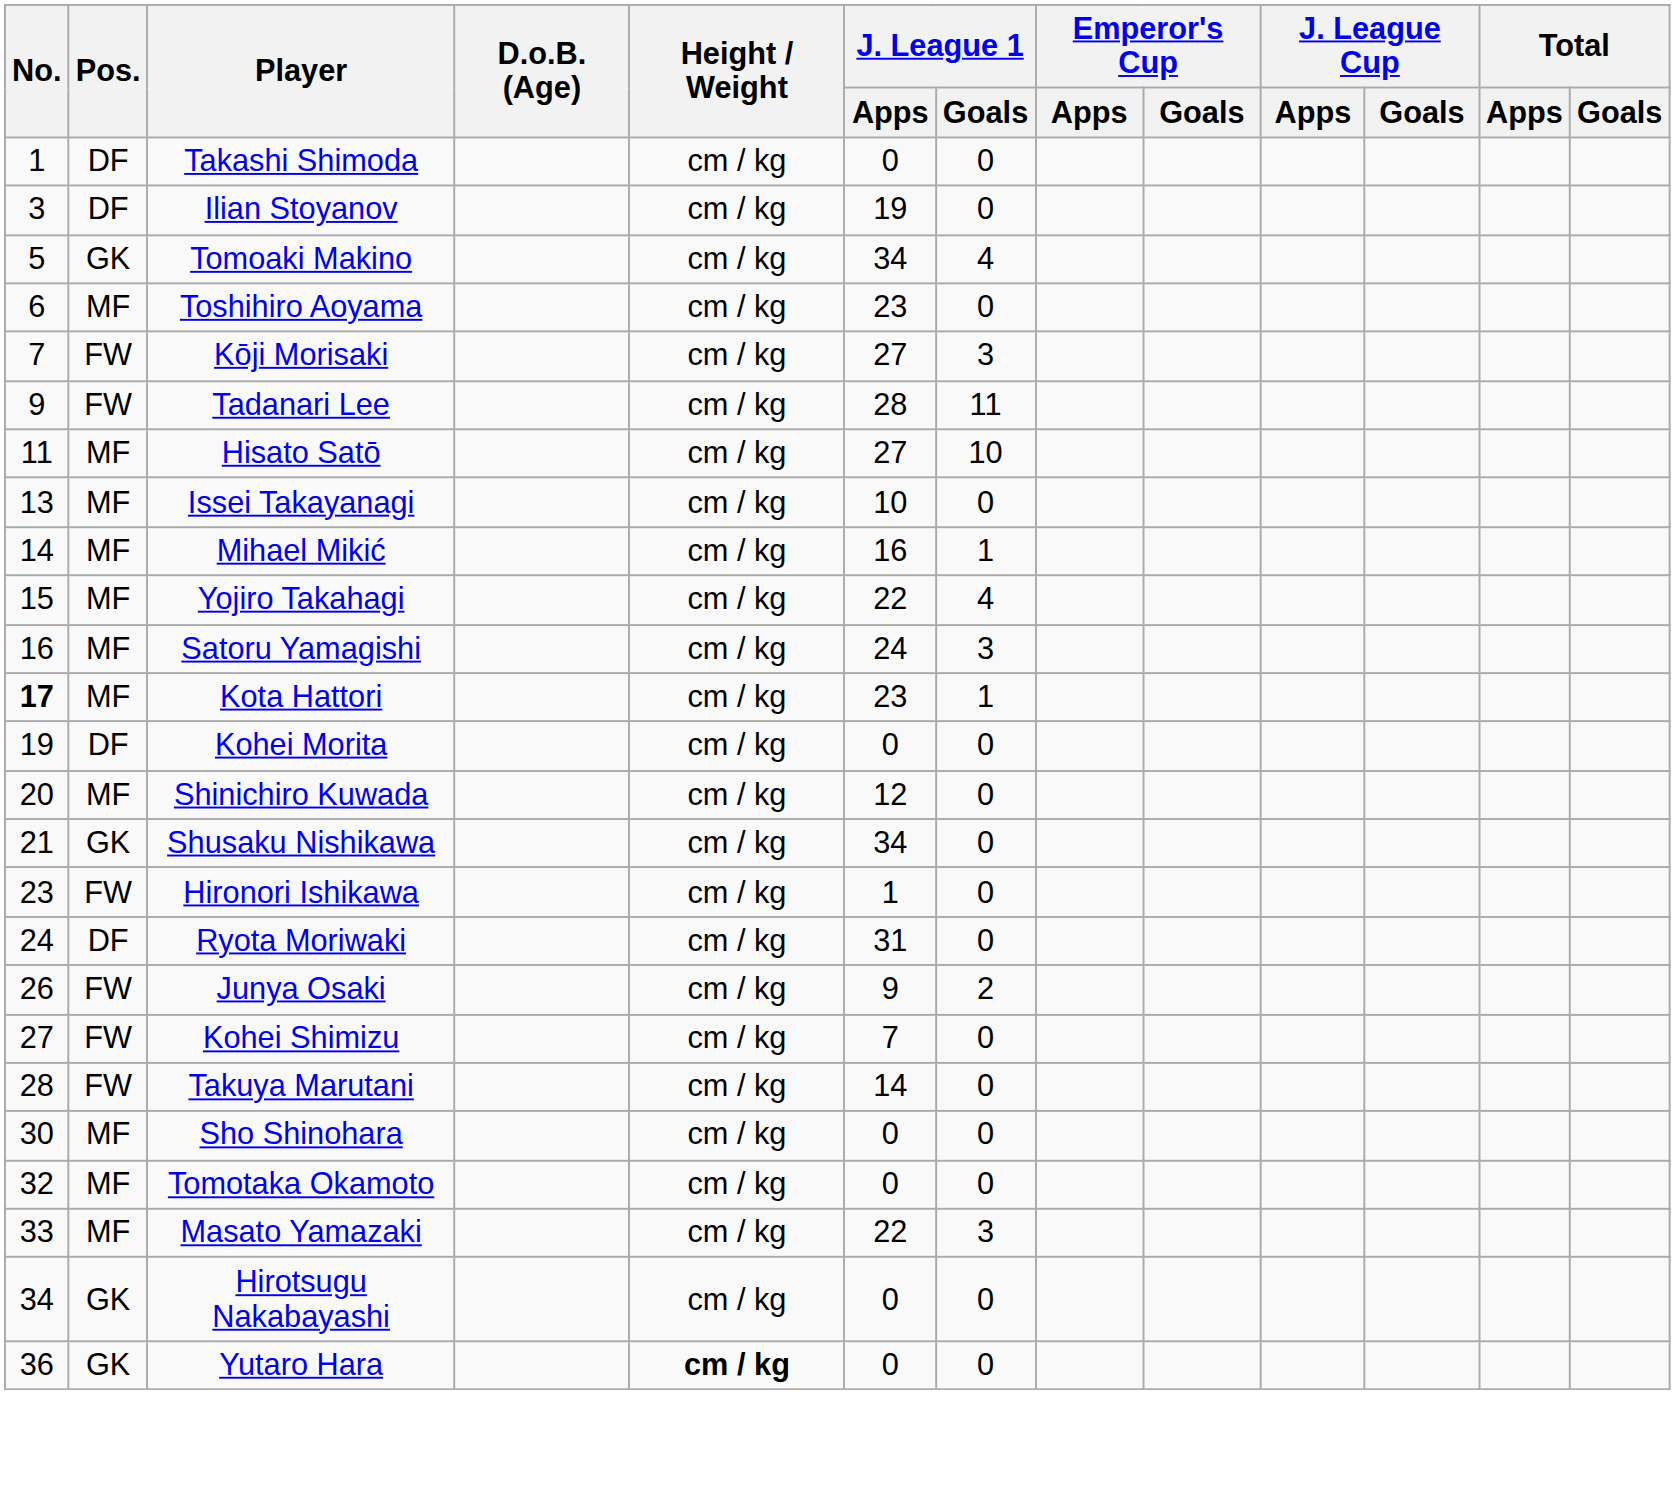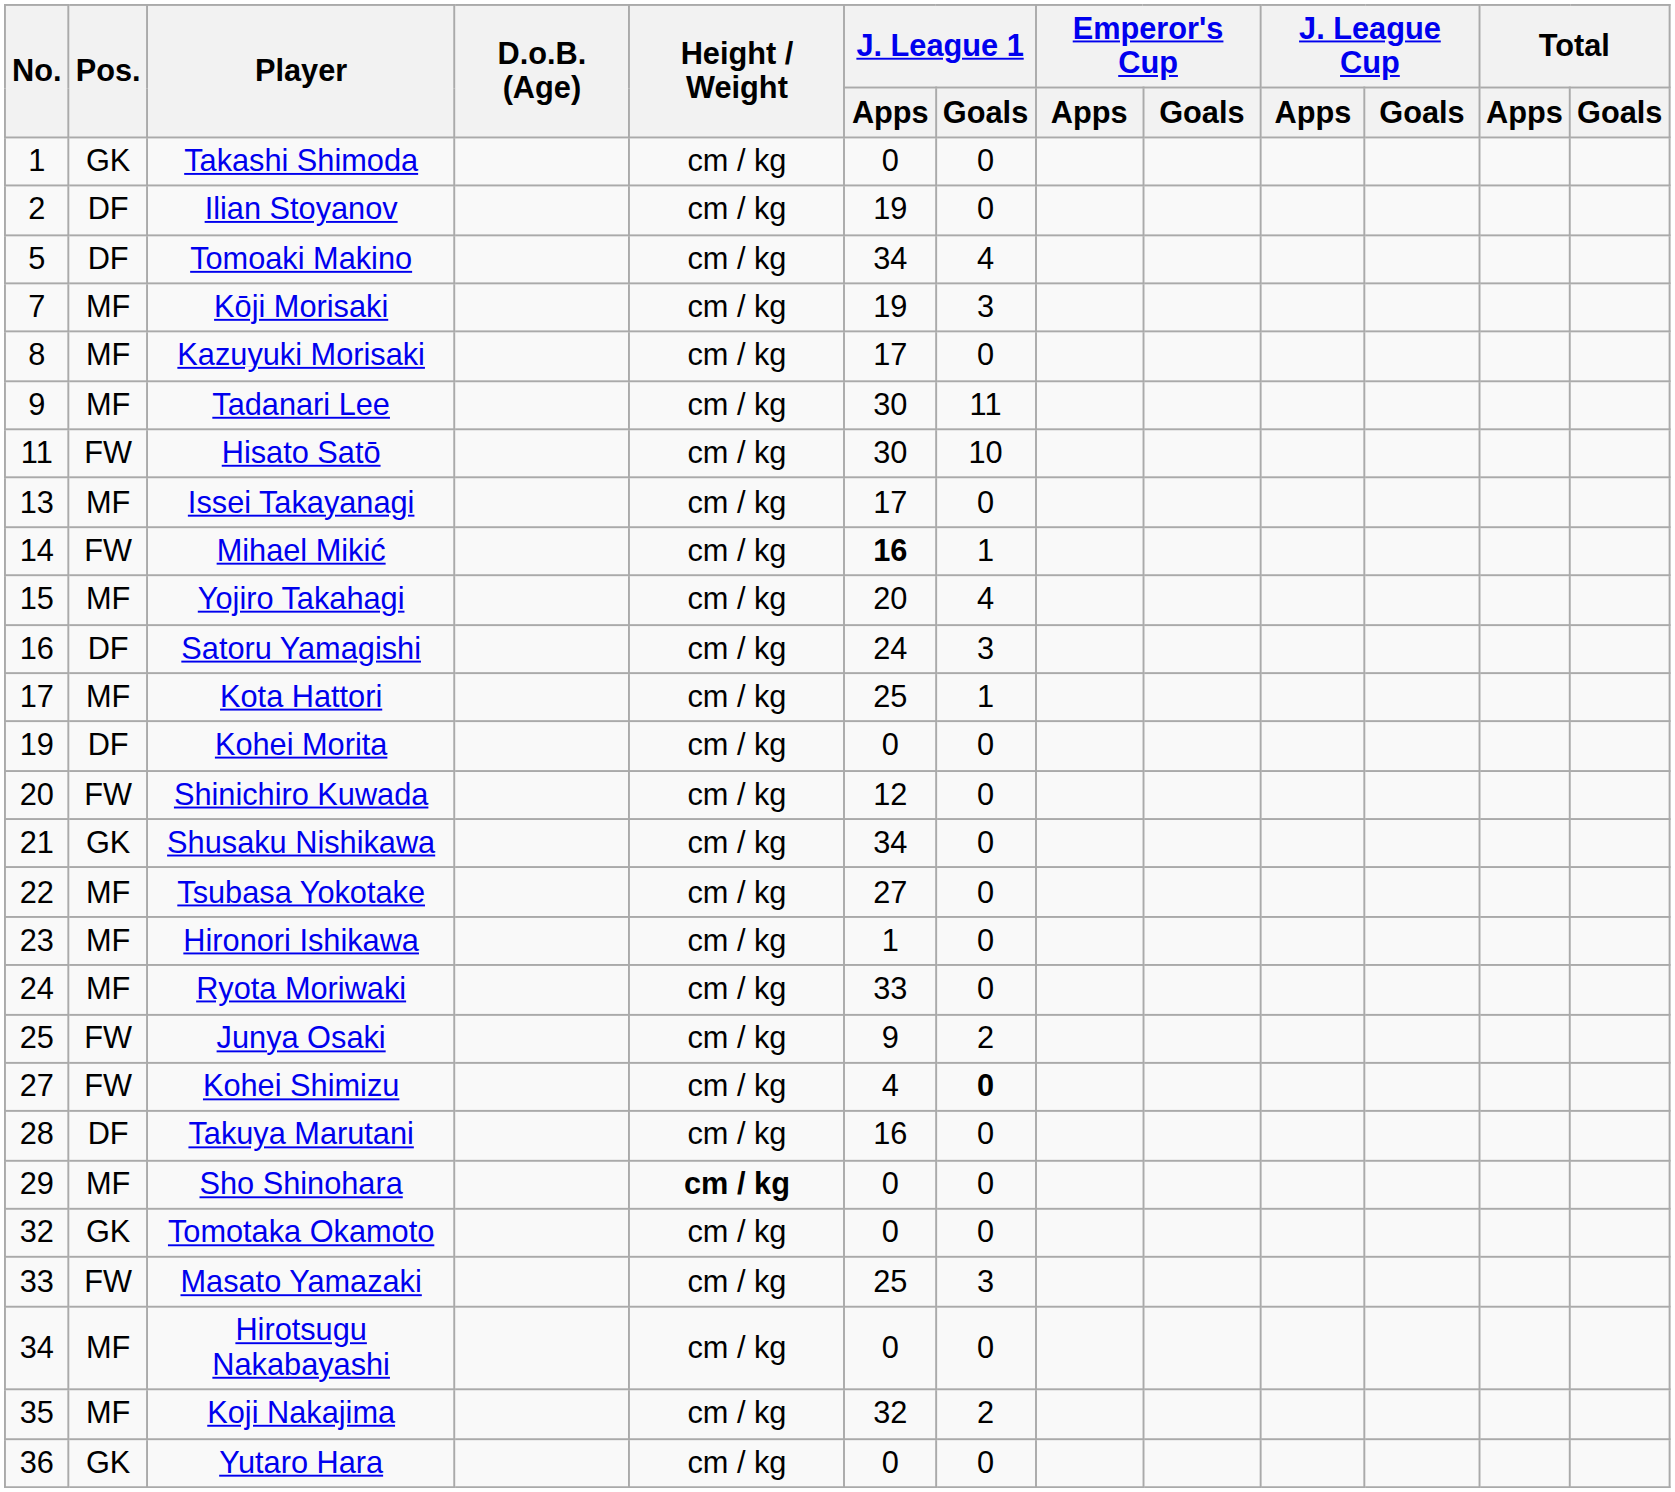(108, 160) DF -> (108, 160) GK
(37, 209) 3 -> (37, 209) 2
(108, 258) GK -> (108, 258) DF
- row: (301, 307)
(108, 355) FW -> (108, 307) MF
(890, 355) 27 -> (890, 307) 19
+ row: (301, 355)
(108, 404) FW -> (108, 404) MF
(890, 404) 28 -> (890, 404) 30
(108, 453) MF -> (108, 453) FW
(890, 453) 27 -> (890, 453) 30
(890, 501) 10 -> (890, 501) 17
(108, 550) MF -> (108, 550) FW
(890, 550) normal -> (890, 550) bold
(890, 599) 22 -> (890, 599) 20
(108, 648) MF -> (108, 648) DF
(37, 696) bold -> (37, 696) normal
(890, 696) 23 -> (890, 696) 25
(108, 794) MF -> (108, 794) FW
+ row: (301, 891)
(108, 891) FW -> (108, 940) MF
(108, 940) DF -> (108, 989) MF
(890, 940) 31 -> (890, 989) 33
(37, 989) 26 -> (37, 1037) 25
(890, 1037) 7 -> (890, 1086) 4
(986, 1037) normal -> (986, 1086) bold
(108, 1086) FW -> (108, 1135) DF
(890, 1086) 14 -> (890, 1135) 16
(37, 1135) 30 -> (37, 1183) 29
(737, 1135) normal -> (737, 1183) bold
(108, 1183) MF -> (108, 1232) GK
(108, 1232) MF -> (108, 1281) FW
(890, 1232) 22 -> (890, 1281) 25
(108, 1298) GK -> (108, 1347) MF
+ row: (301, 1413)
(737, 1364) bold -> (737, 1462) normal
